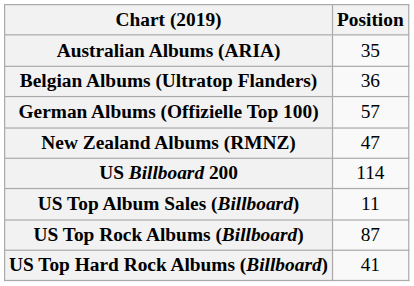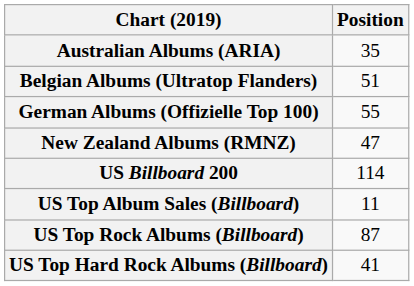(370, 81) 36 -> (370, 81) 51
(370, 111) 57 -> (370, 111) 55
